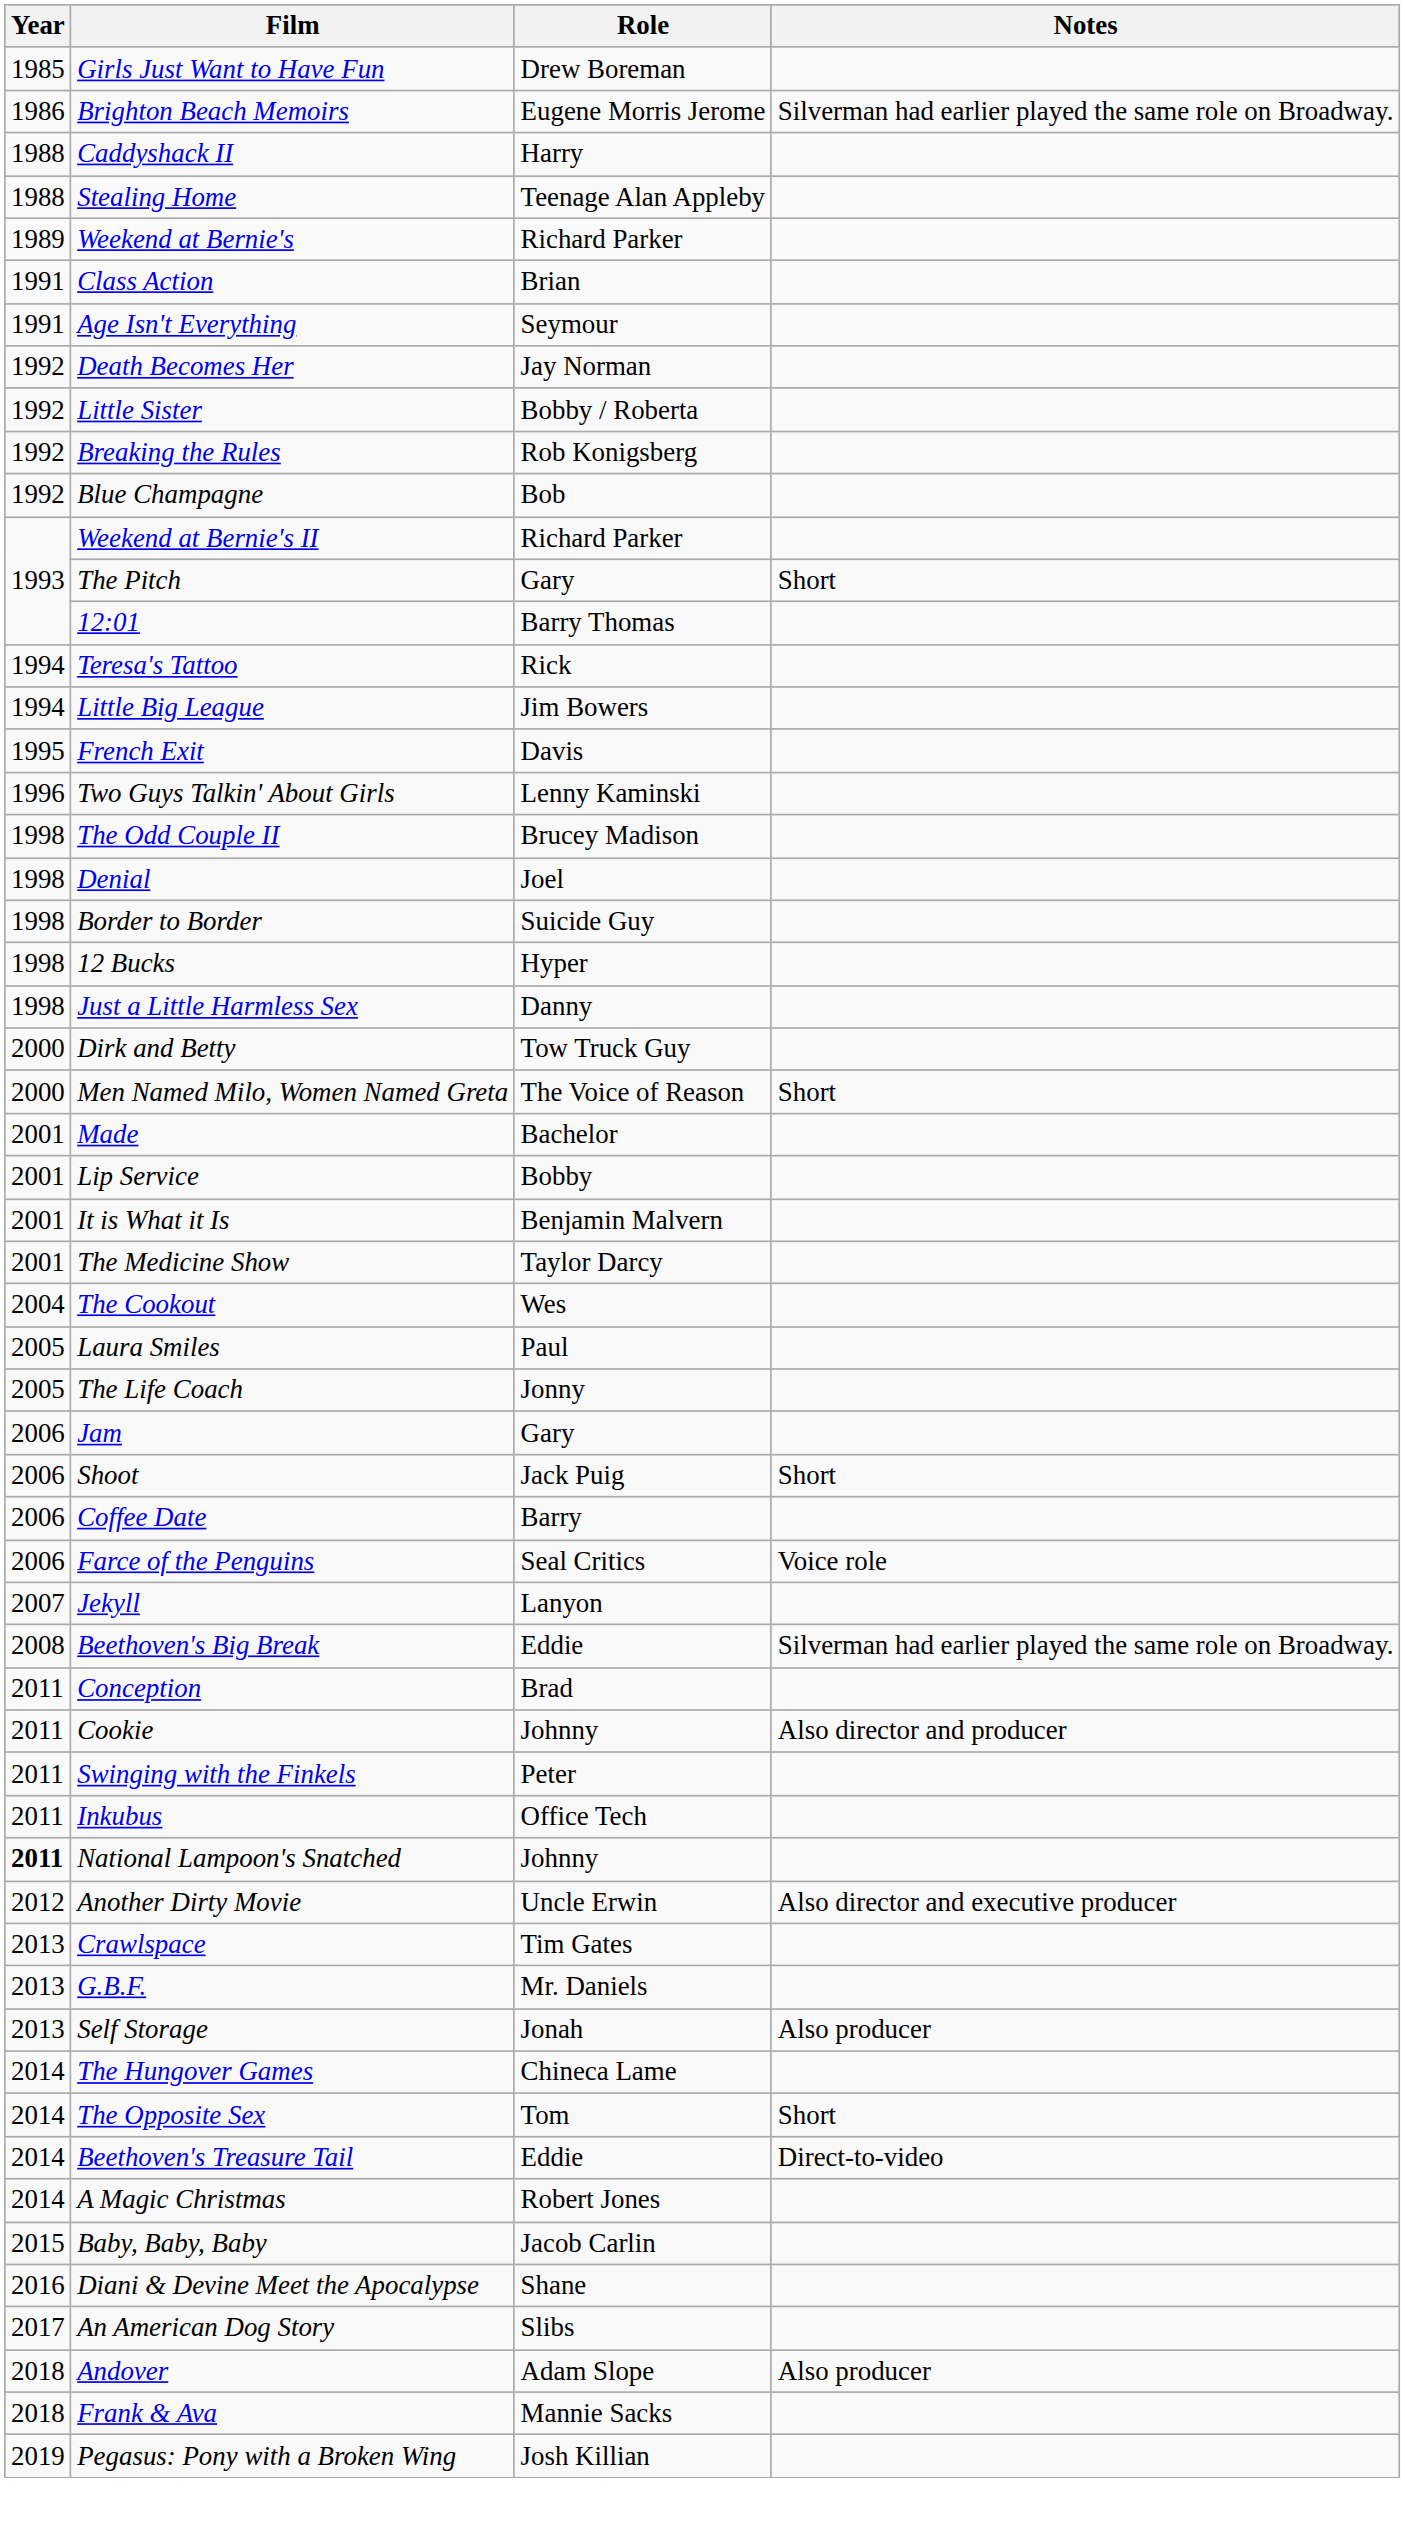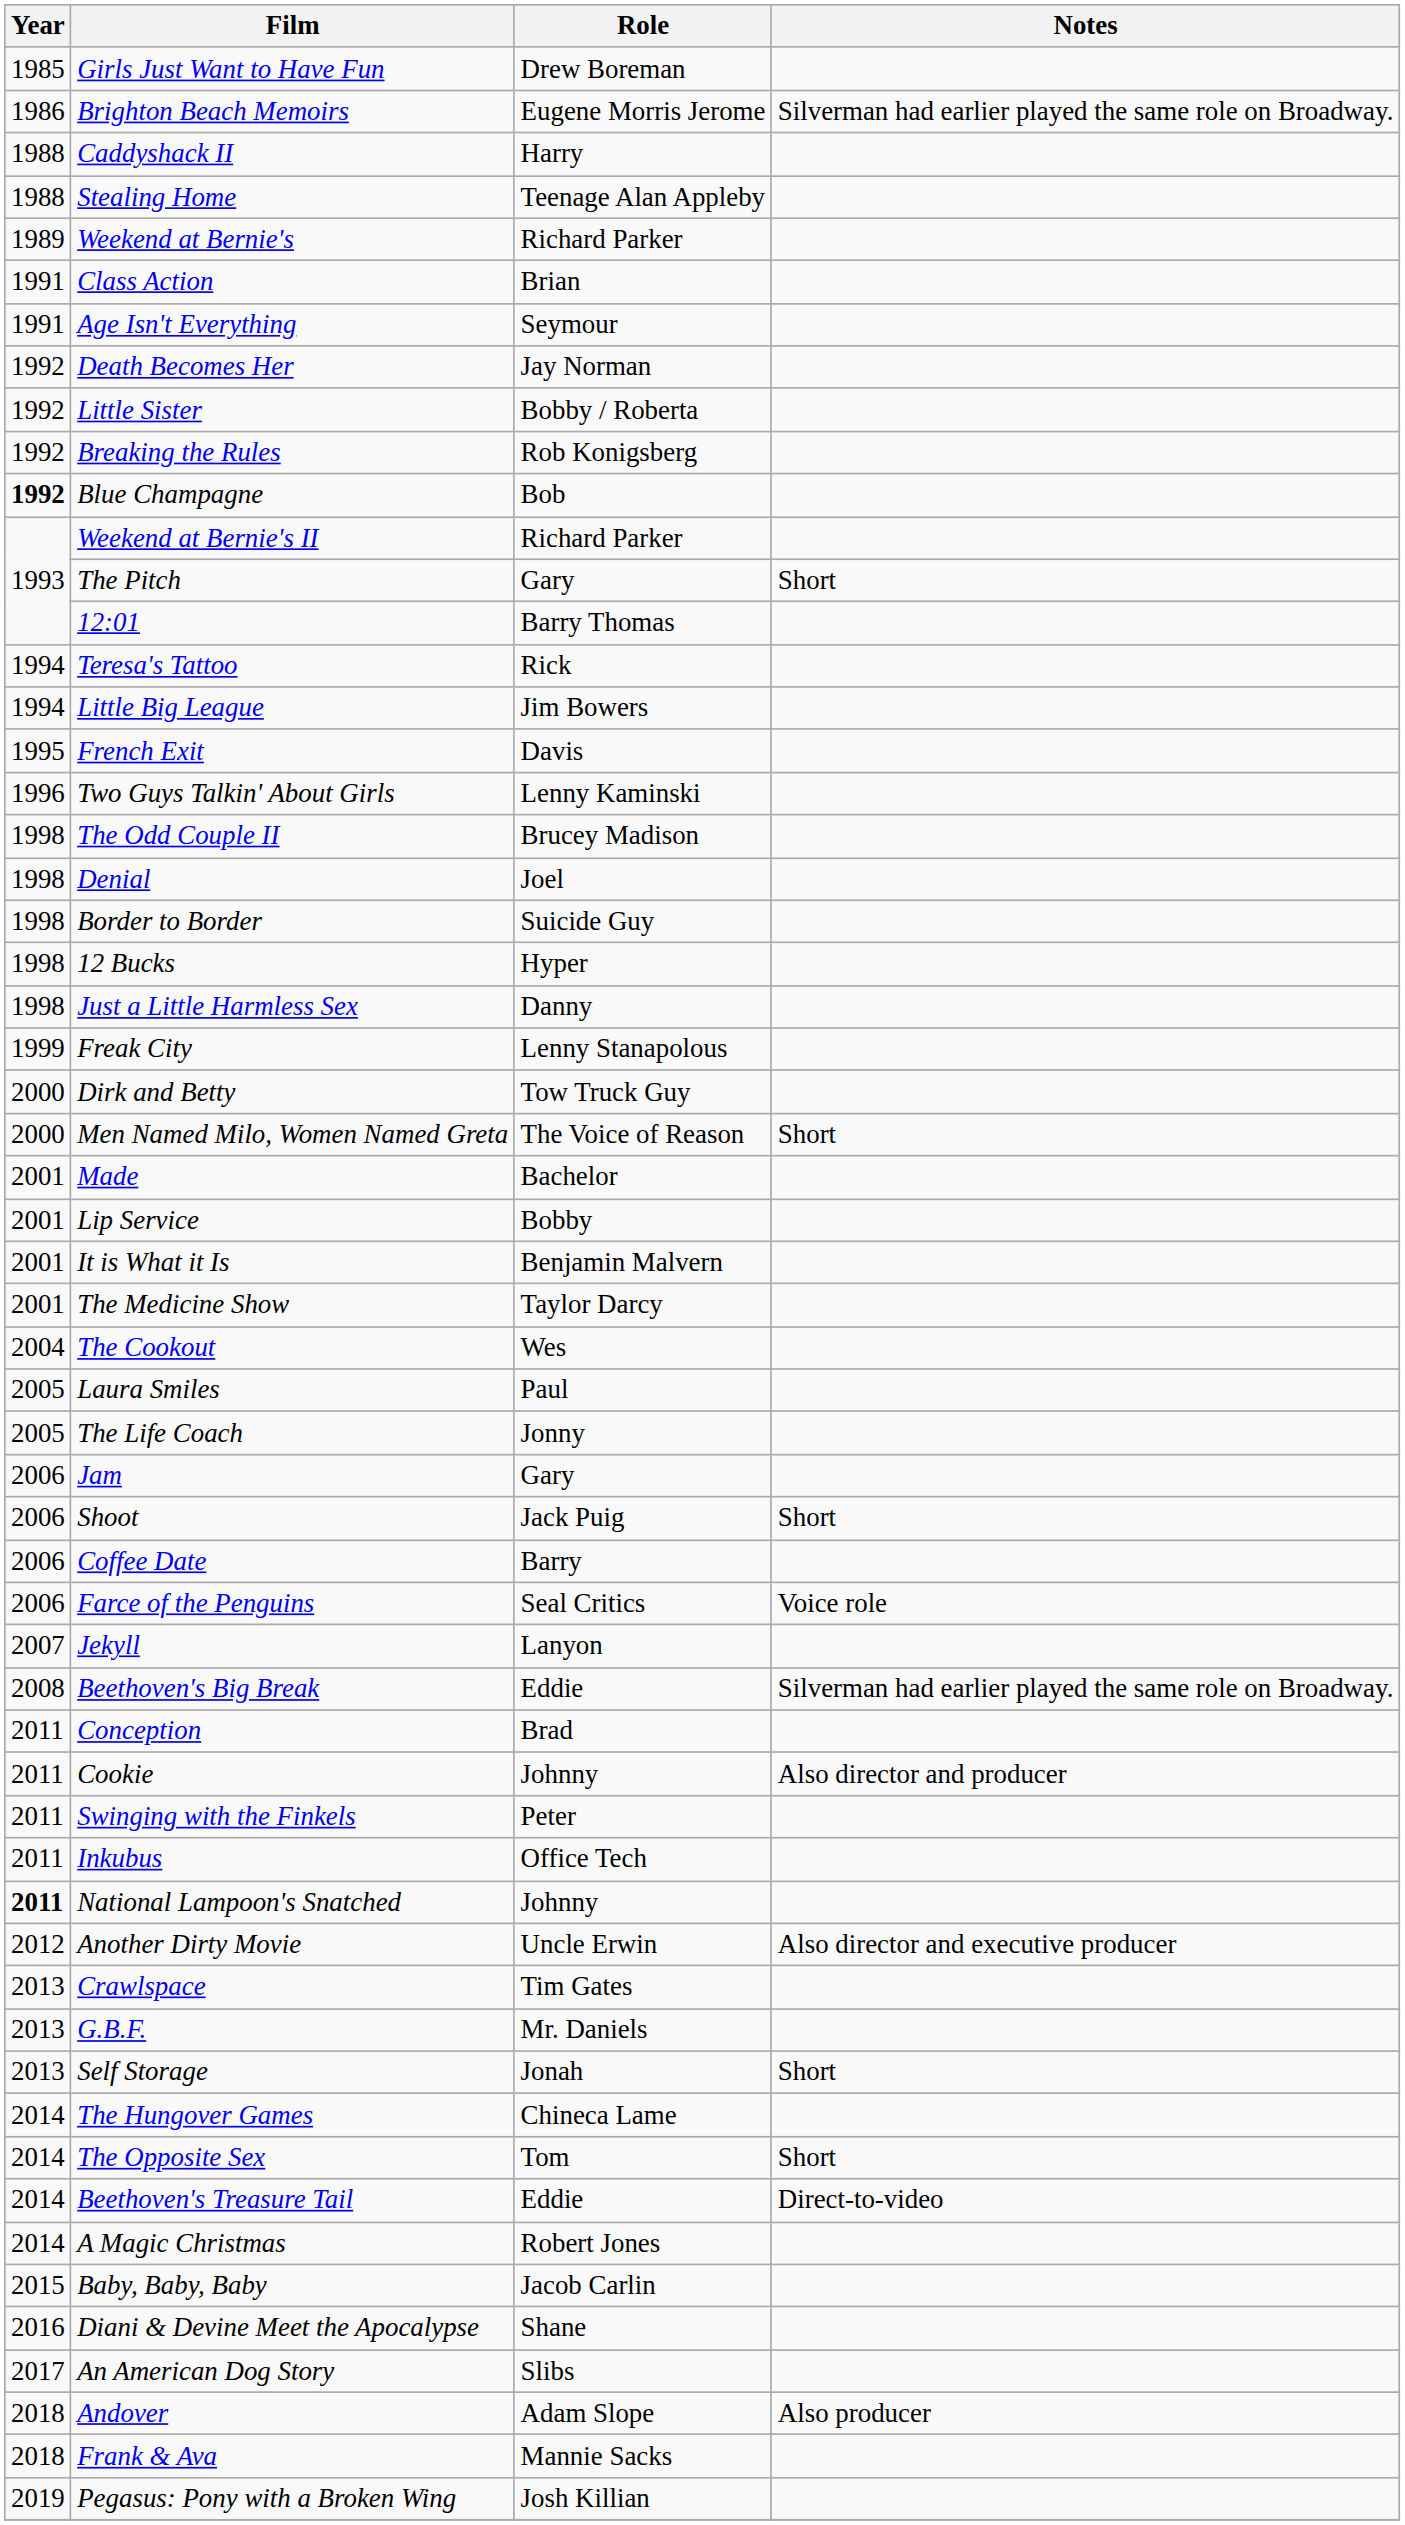(38, 494) normal -> (38, 494) bold
+ row: (135, 1048)
(854, 2029) Also producer -> (807, 2072) Short
